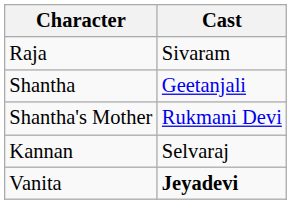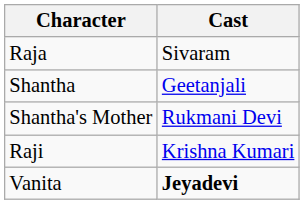+ row: (26, 150)
- row: (41, 150)
